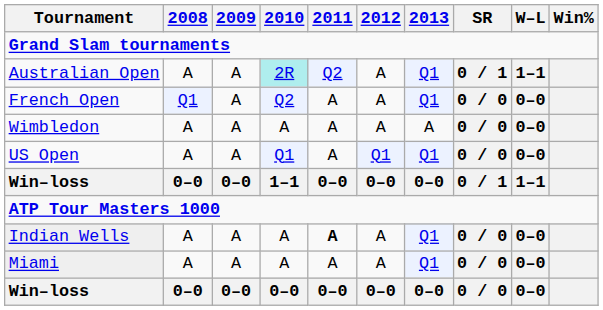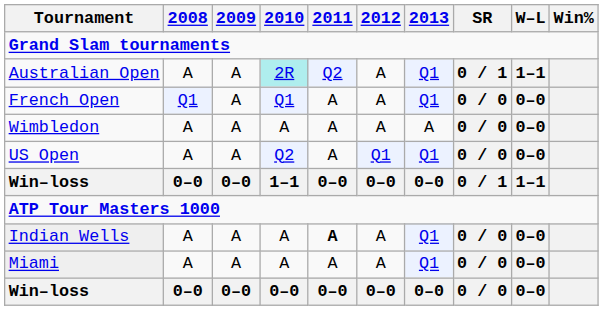(284, 100) Q2 -> (284, 100) Q1
(284, 155) Q1 -> (284, 155) Q2
